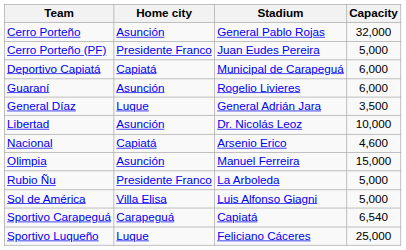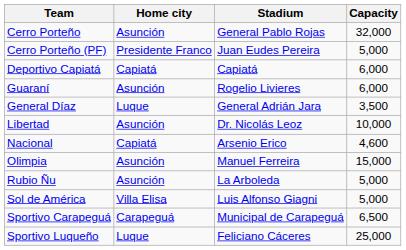(280, 69) Municipal de Carapeguá -> (237, 69) Capiatá
(164, 180) Presidente Franco -> (140, 180) Asunción
(237, 217) Capiatá -> (280, 217) Municipal de Carapeguá
(373, 217) 6,540 -> (373, 217) 6,500
